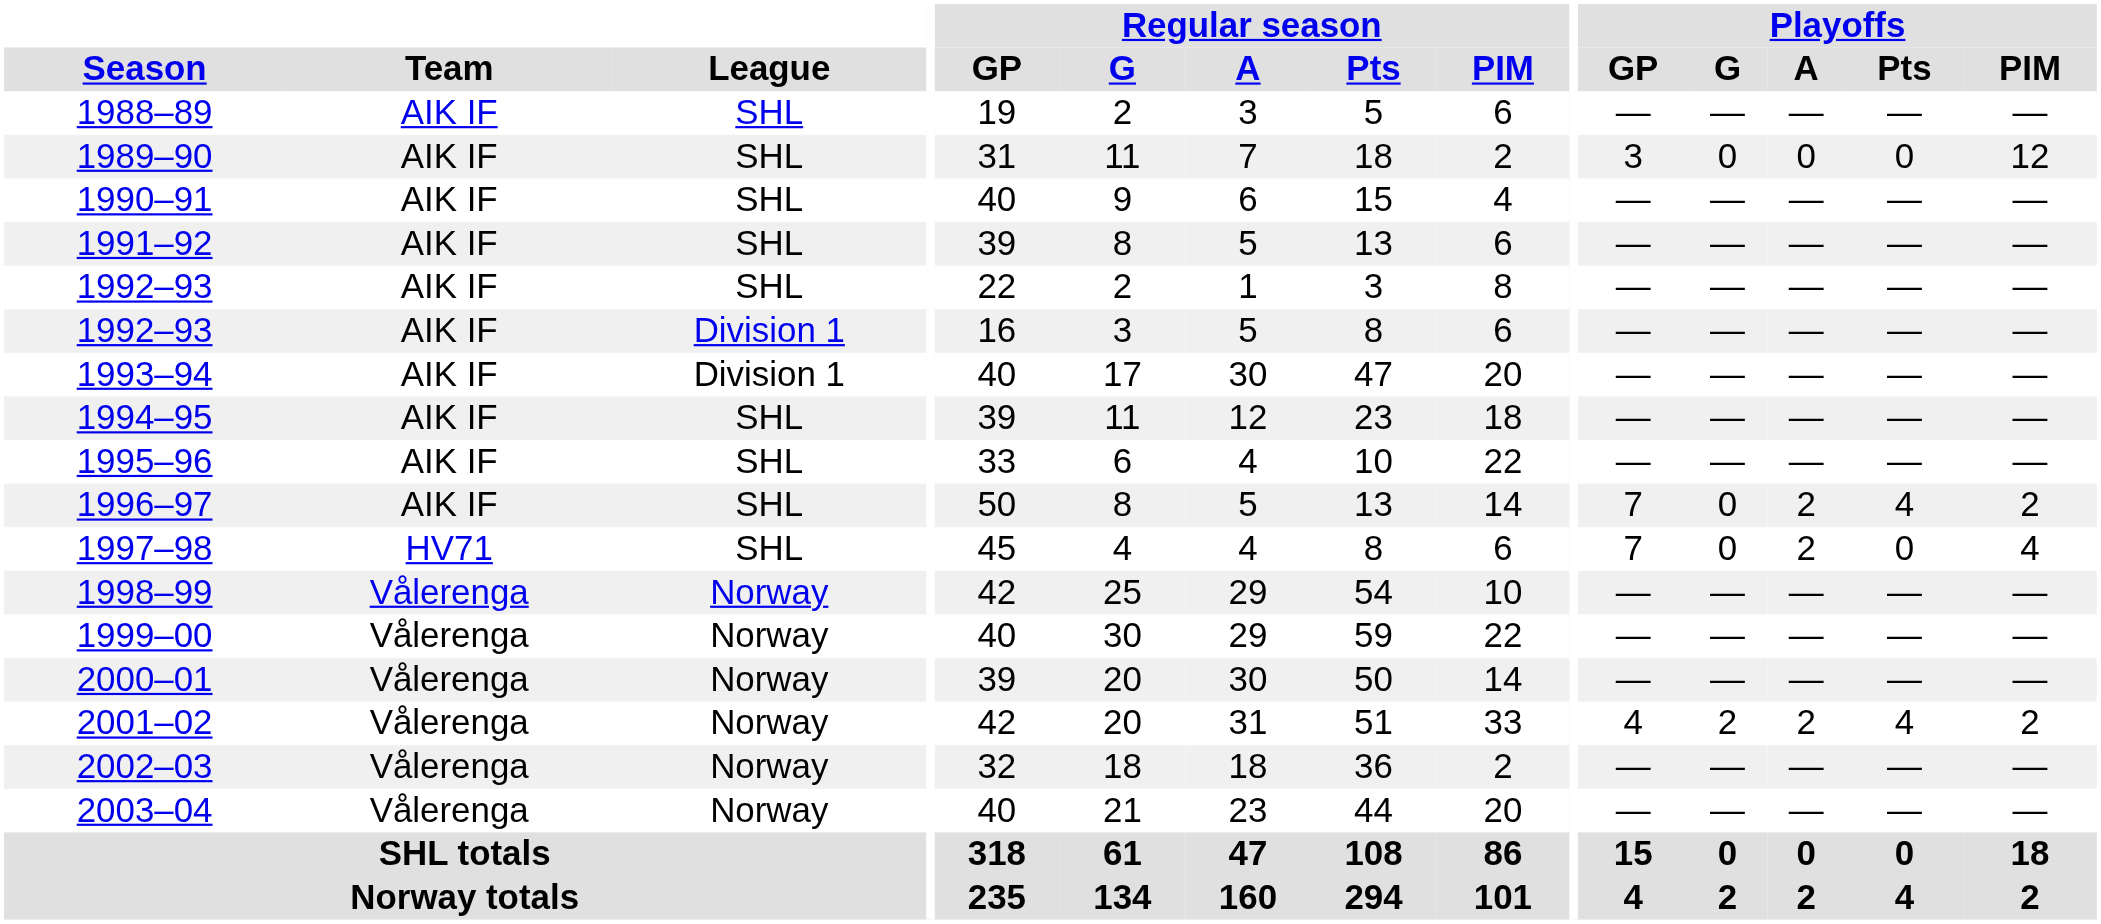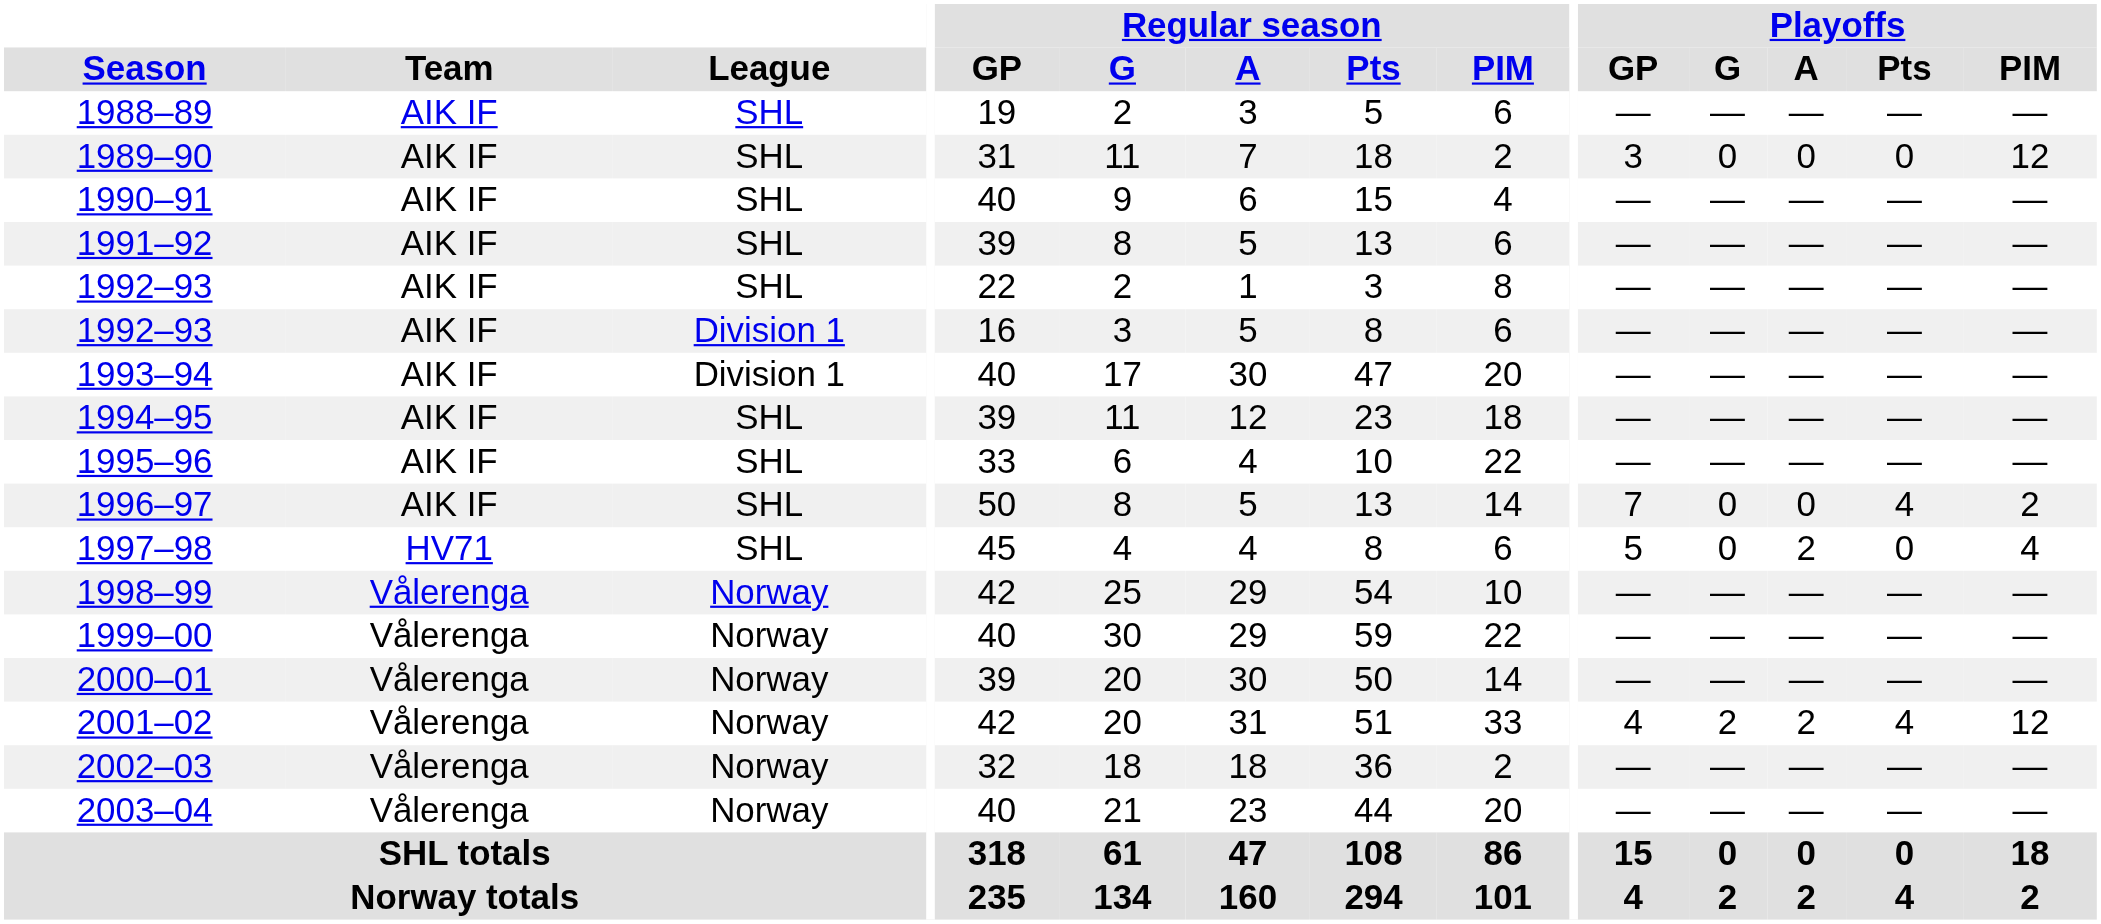(1806, 504) 2 -> (1806, 504) 0
(1633, 548) 7 -> (1633, 548) 5
(2030, 722) 2 -> (2030, 722) 12
